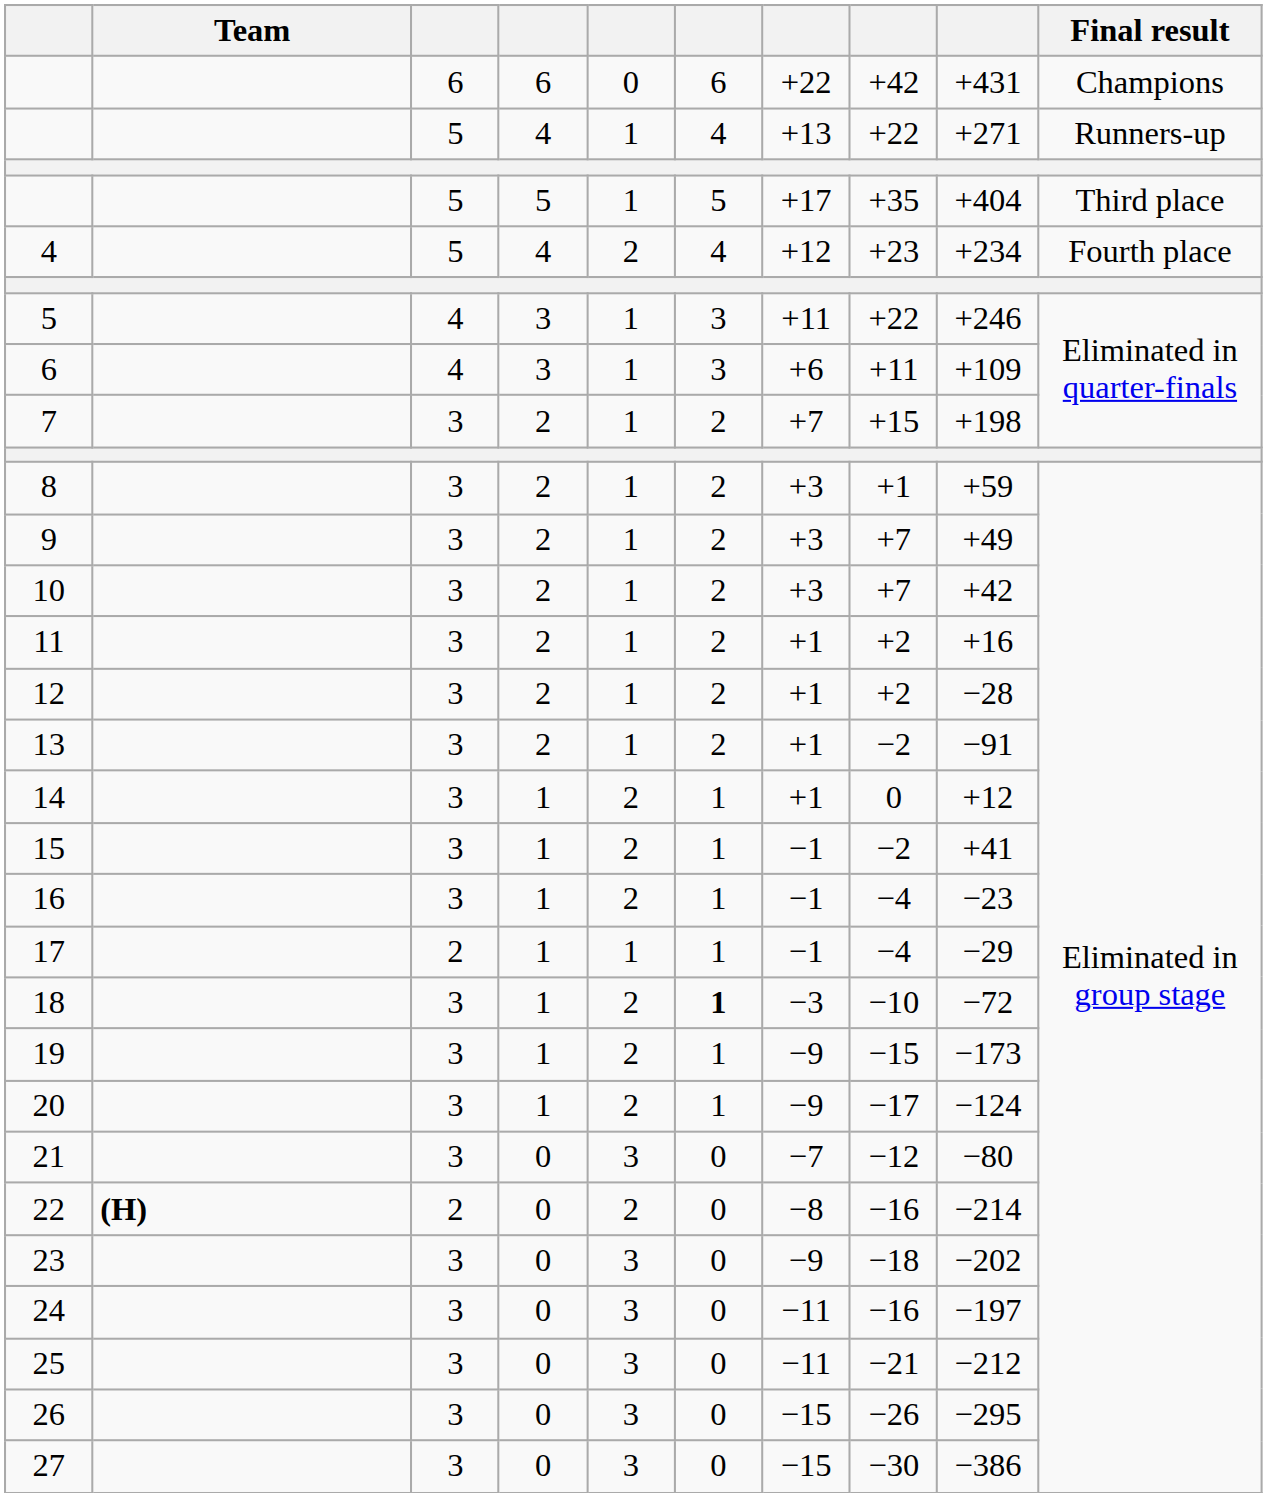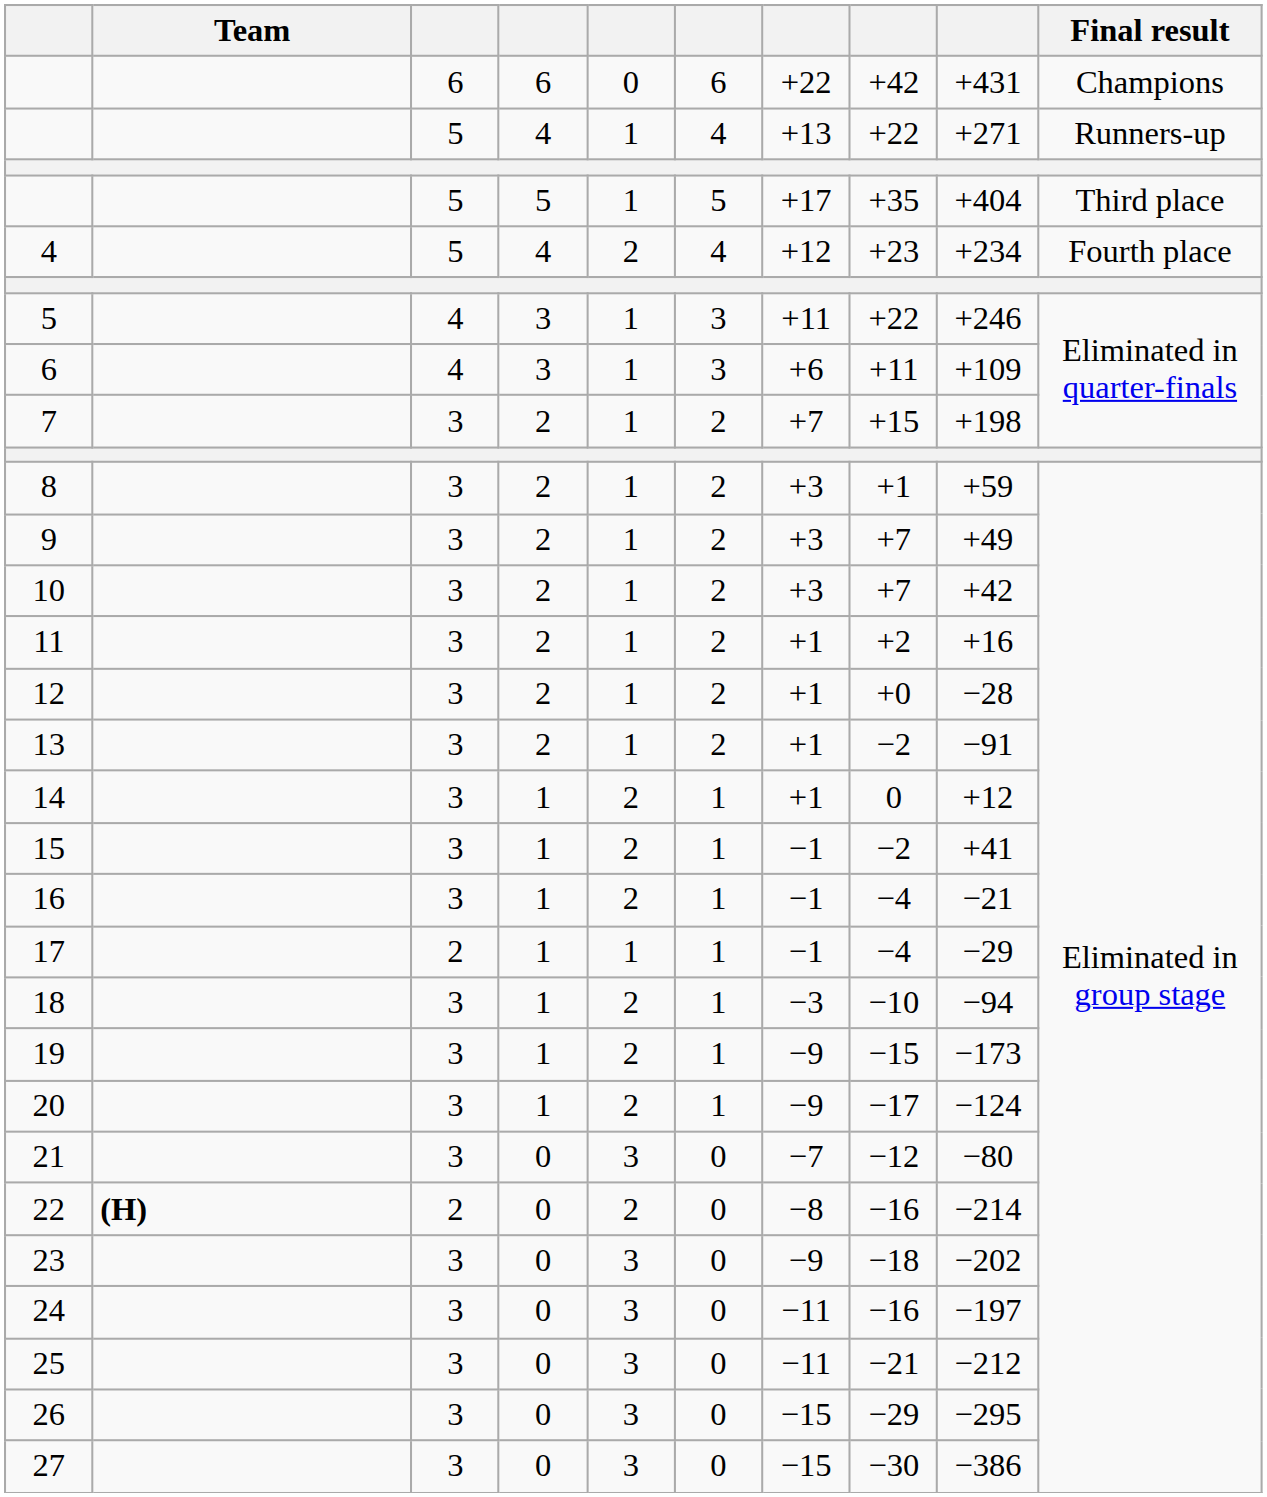(894, 693) +2 -> (894, 693) +0
(988, 899) −23 -> (988, 899) −21
(718, 1002) bold -> (718, 1002) normal
(988, 1002) −72 -> (988, 1002) −94
(894, 1414) −26 -> (894, 1414) −29
